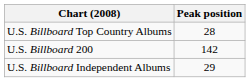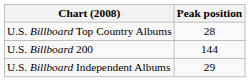(209, 49) 142 -> (209, 49) 144
